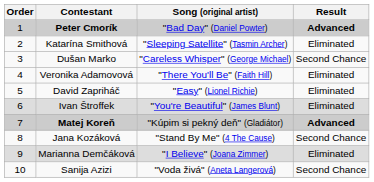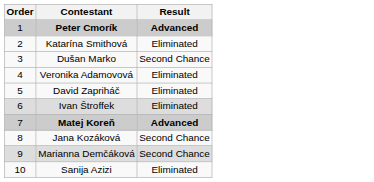- column: (215, 12)
(331, 153) Eliminated -> (175, 153) Second Chance
(331, 169) Second Chance -> (175, 169) Eliminated
